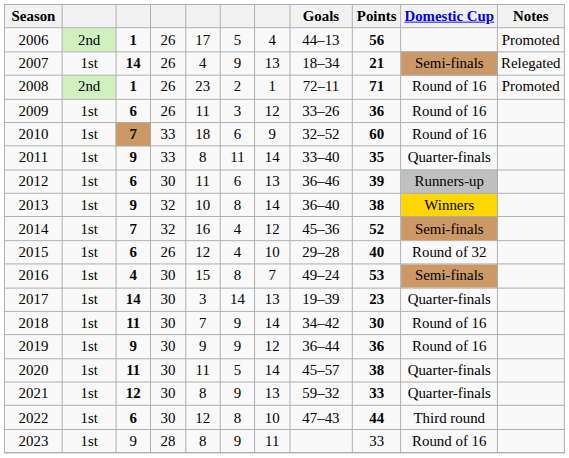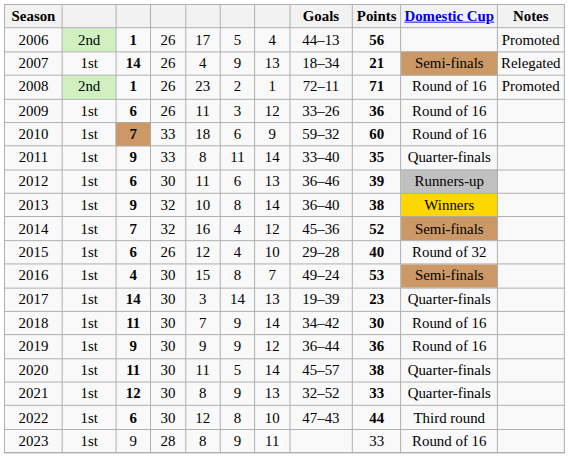(321, 134) 32–52 -> (321, 134) 59–32
(321, 393) 59–32 -> (321, 393) 32–52
